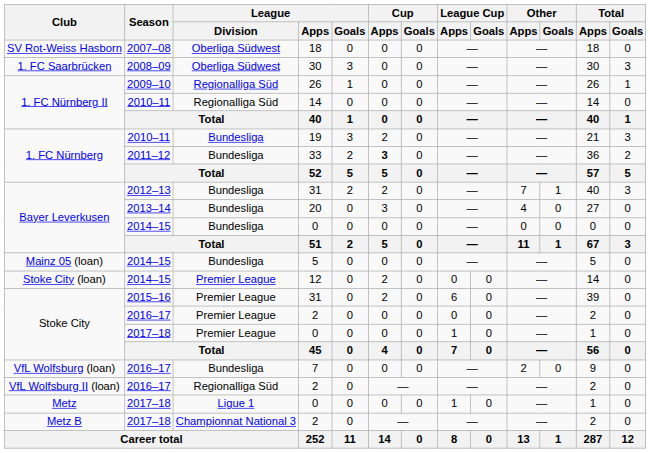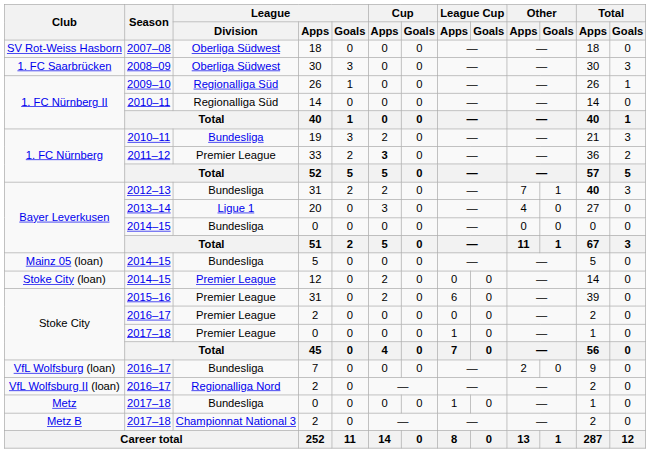(236, 155) Bundesliga -> (236, 155) Premier League
(593, 191) normal -> (593, 191) bold
(236, 208) Bundesliga -> (236, 208) Ligue 1
(236, 386) Regionalliga Süd -> (236, 386) Regionalliga Nord
(236, 404) Ligue 1 -> (236, 404) Bundesliga
